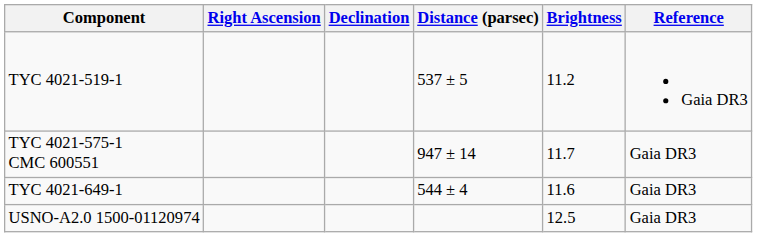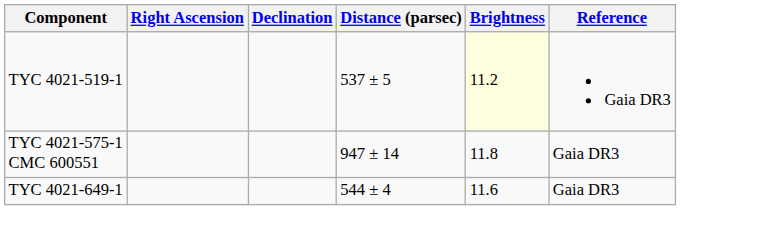(561, 80) no background -> (484, 80) lightyellow background
(561, 153) 11.7 -> (484, 153) 11.8
- row: (104, 217)
